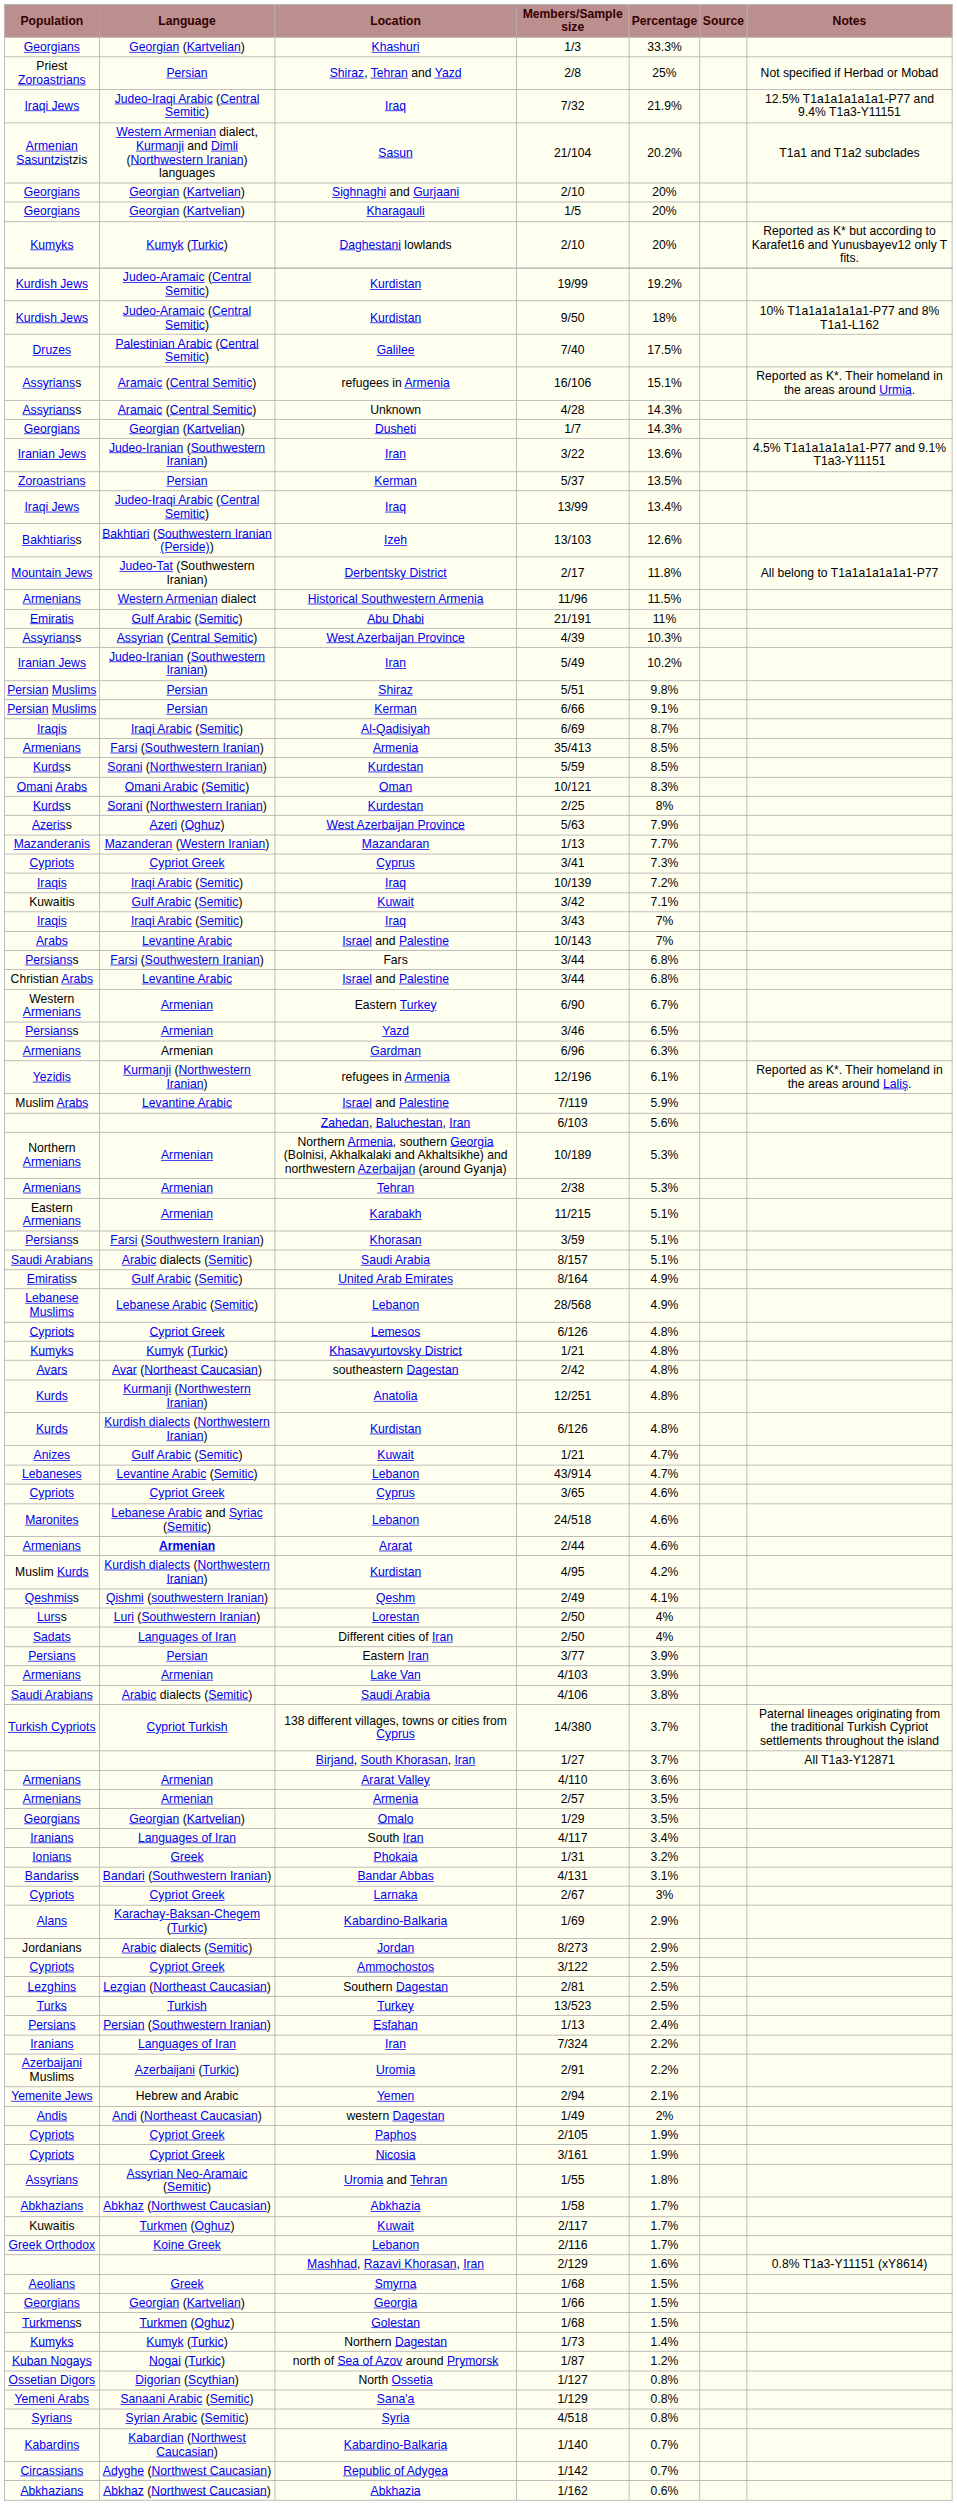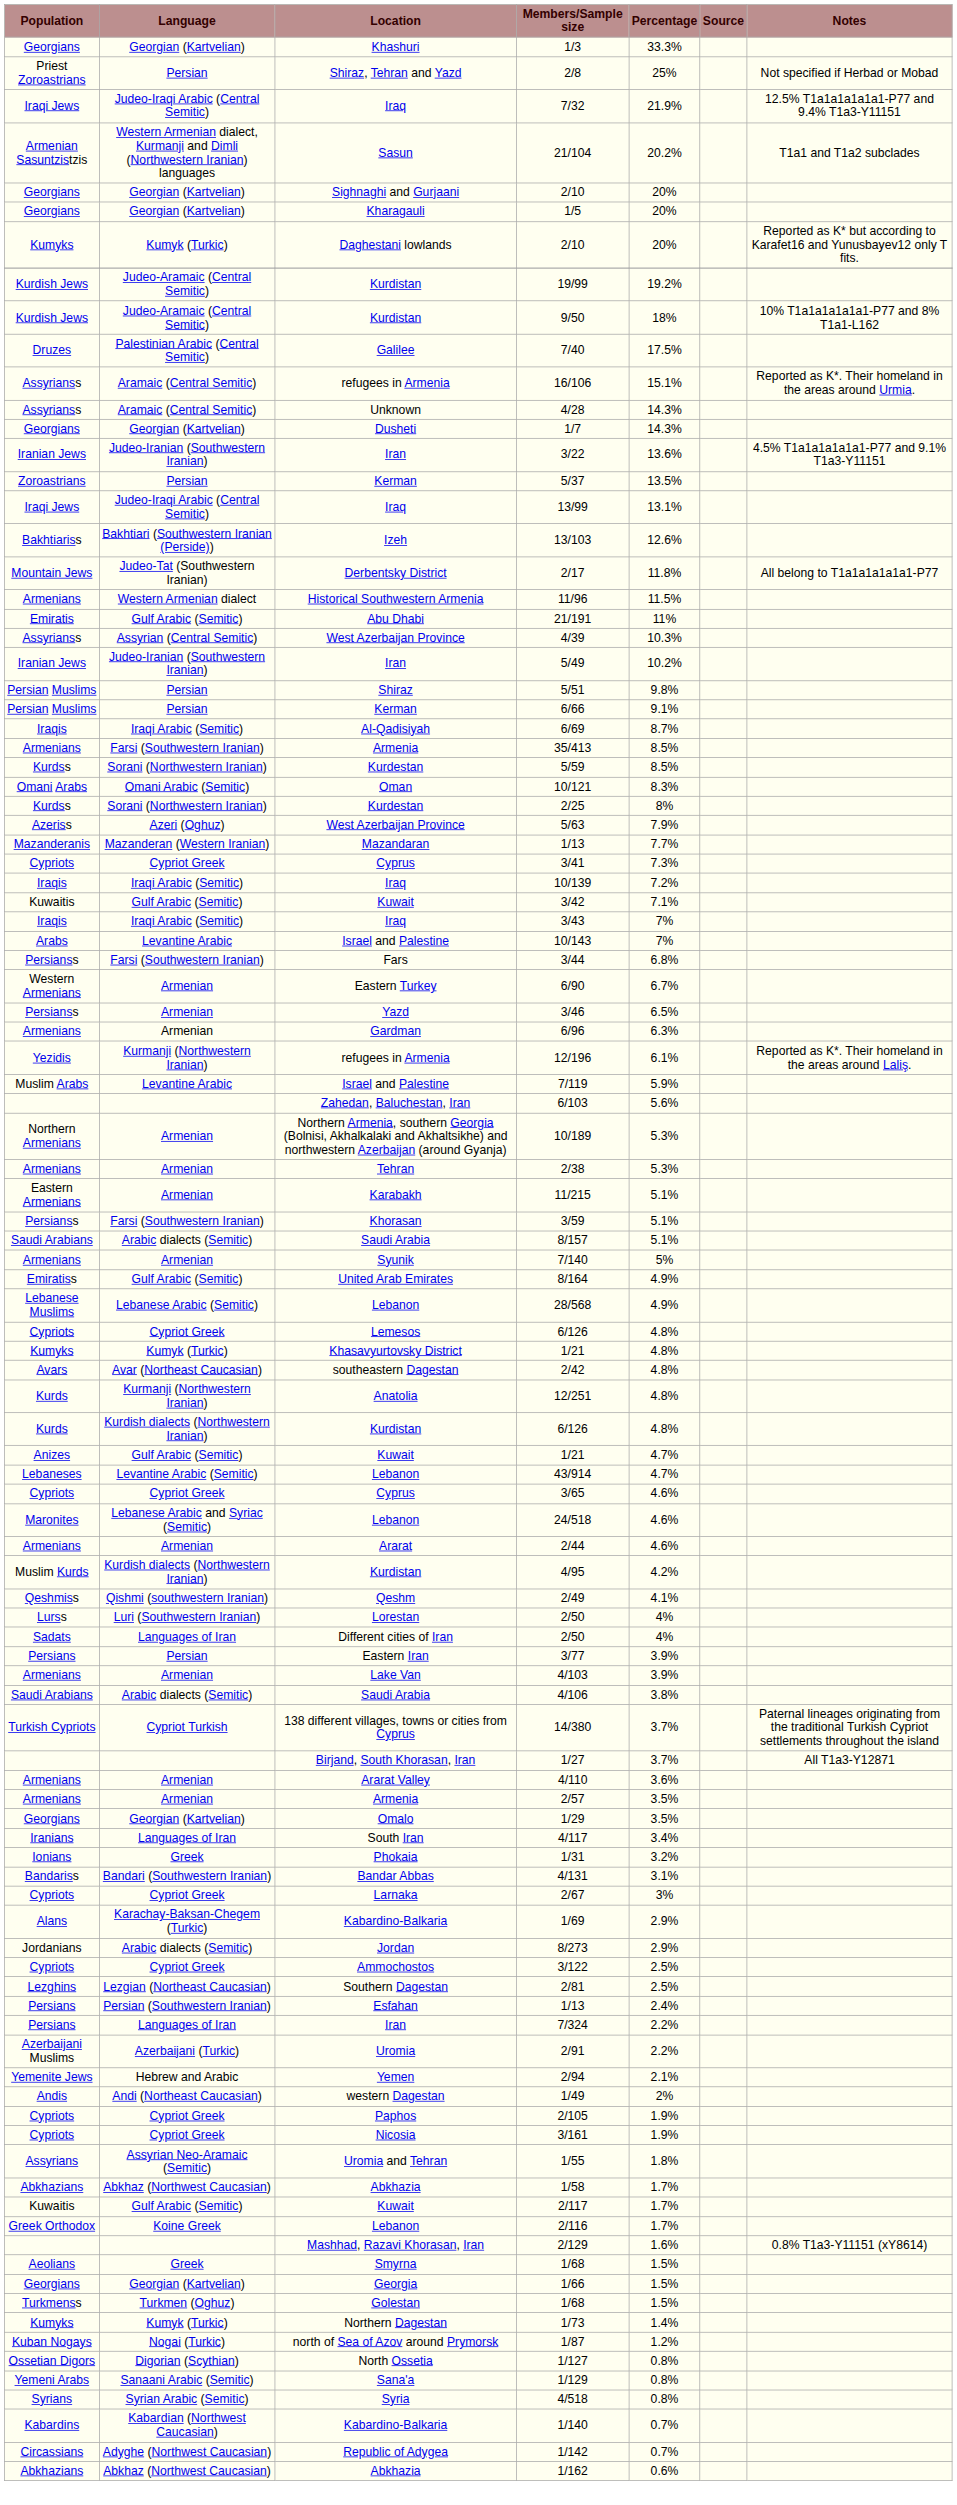(664, 507) 13.4% -> (664, 507) 13.1%
- row: (396, 979)
+ row: (396, 1260)
(187, 1546) bold -> (187, 1546) normal
- row: (396, 2005)
(52, 2044) Iranians -> (52, 2025) Persians
(187, 2226) Turkmen (Oghuz) -> (187, 2206) Gulf Arabic (Semitic)
